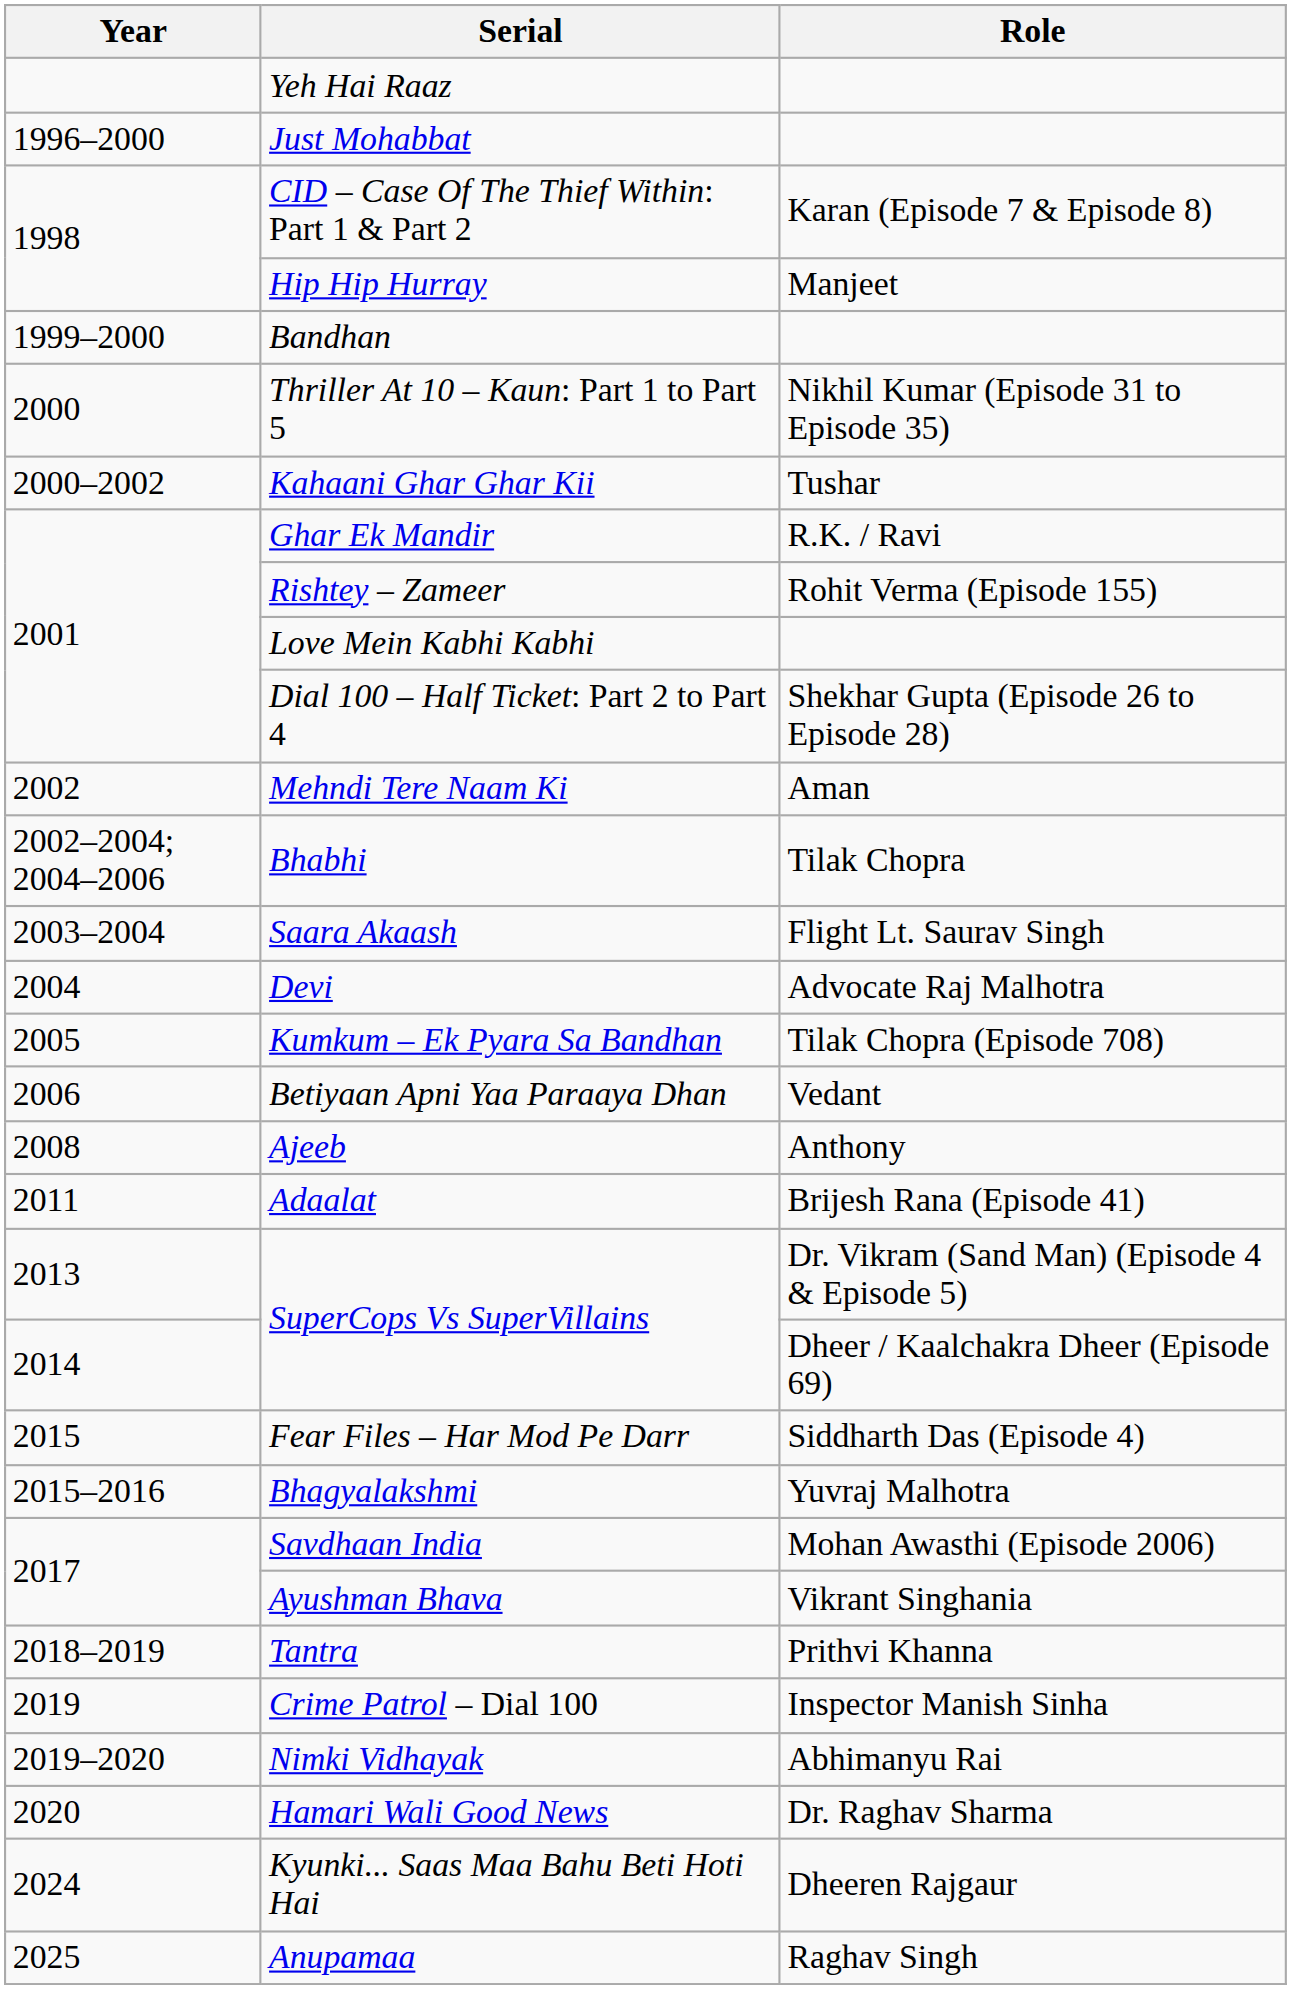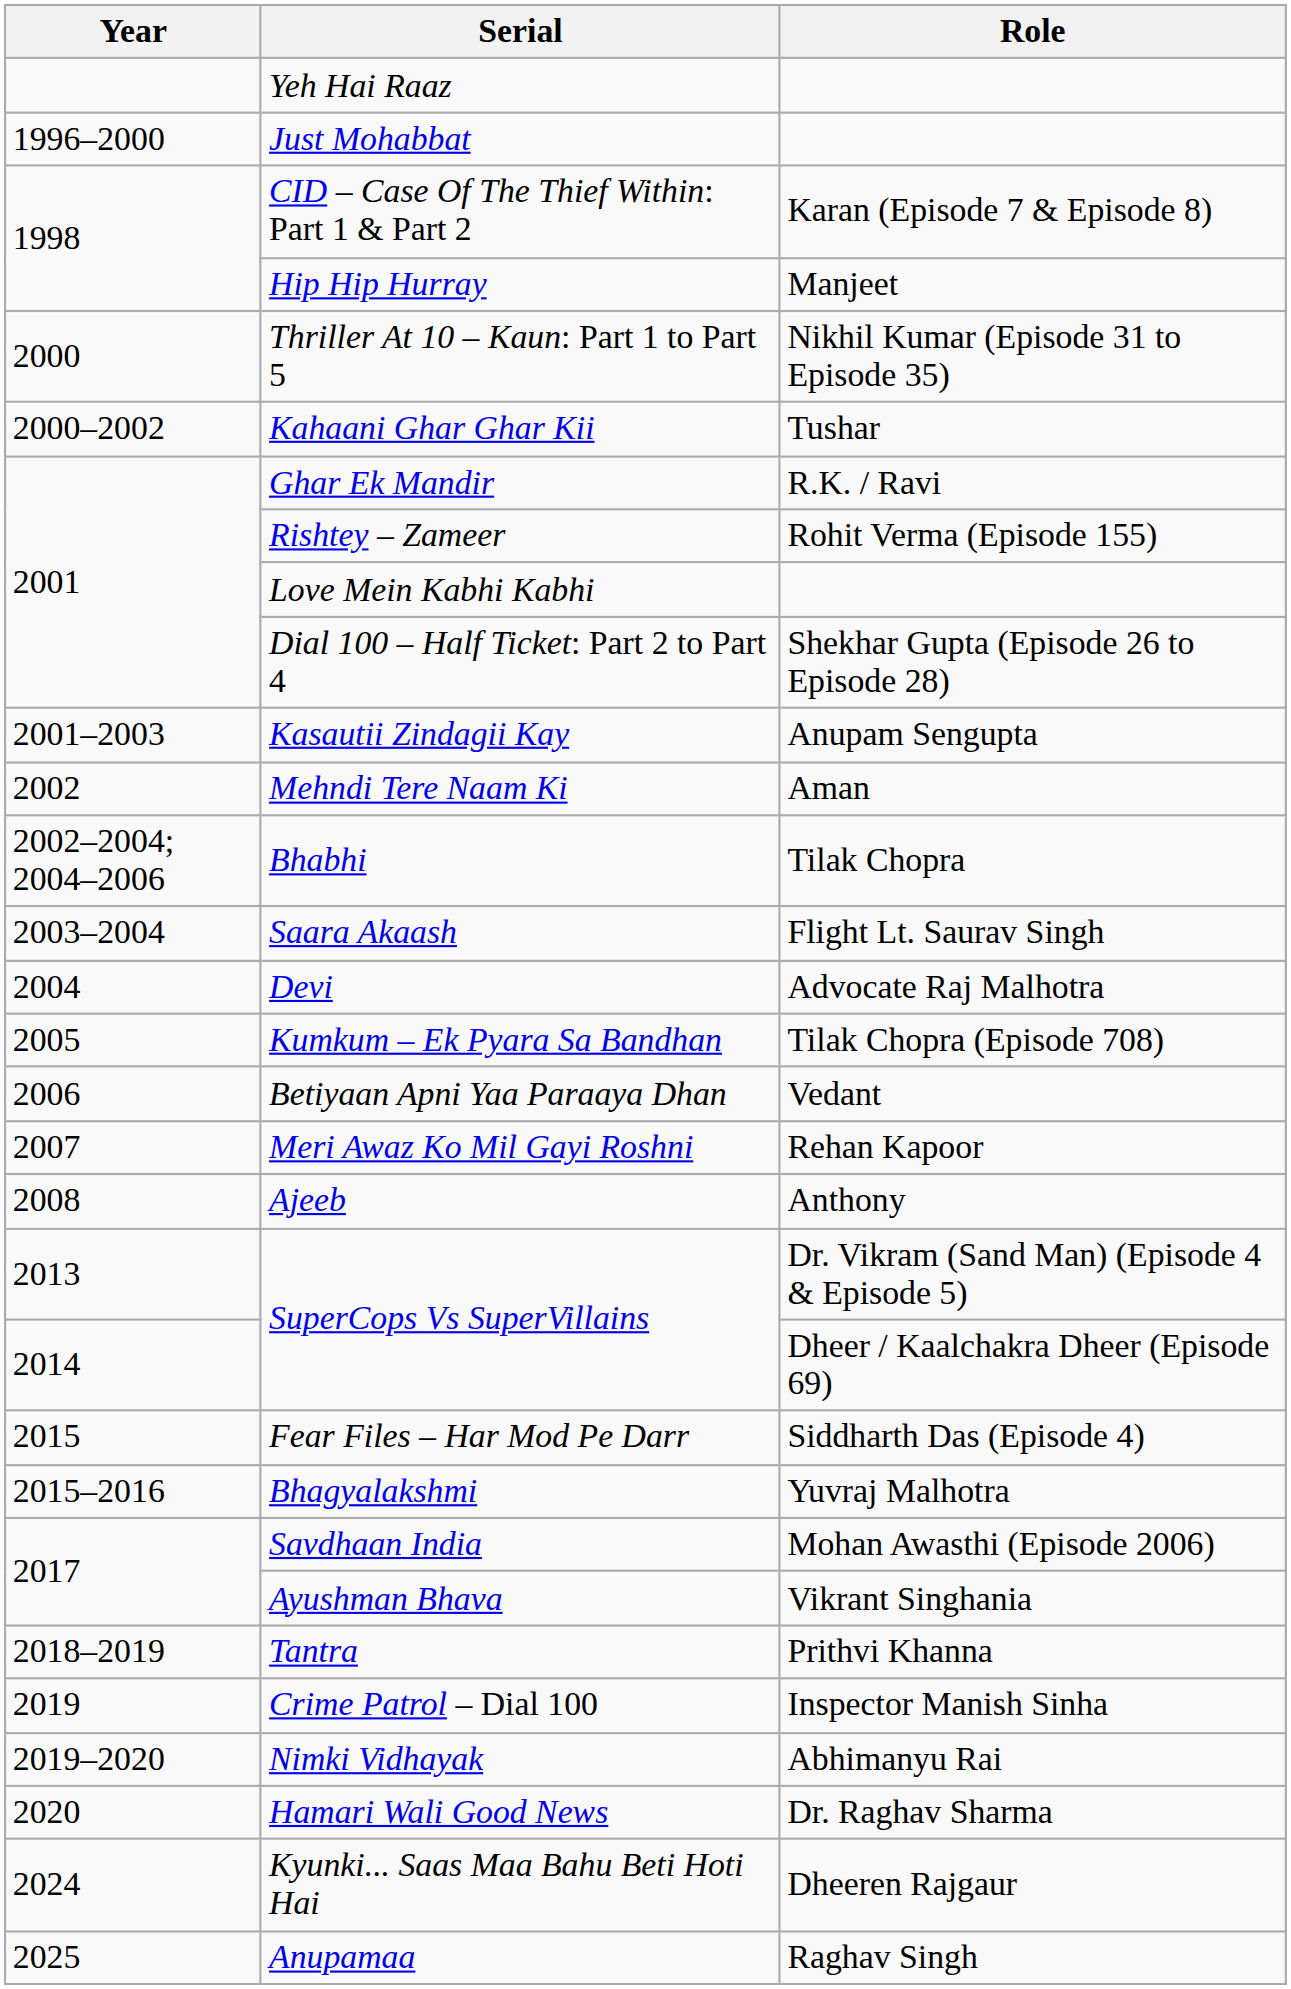- row: (330, 336)
+ row: (419, 734)
+ row: (481, 1146)
- row: (323, 1200)
